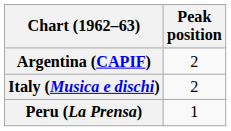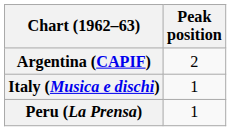(194, 86) 2 -> (194, 86) 1
